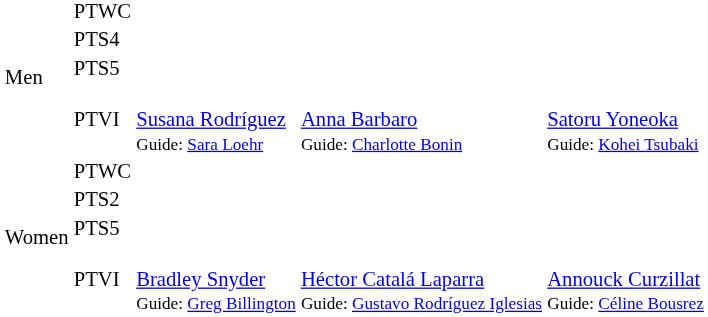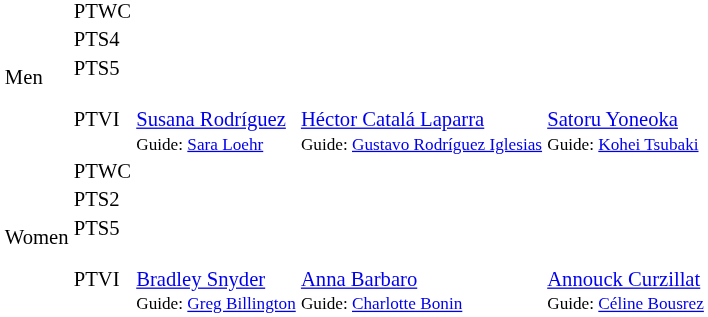(382, 131) Anna Barbaro Guide: Charlotte Bonin -> (421, 131) Héctor Catalá Laparra Guide: Gustavo Rodríguez Iglesias
(421, 291) Héctor Catalá Laparra Guide: Gustavo Rodríguez Iglesias -> (382, 291) Anna Barbaro Guide: Charlotte Bonin
